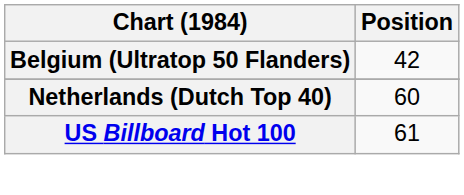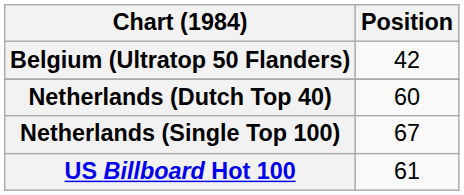+ row: (180, 134)
